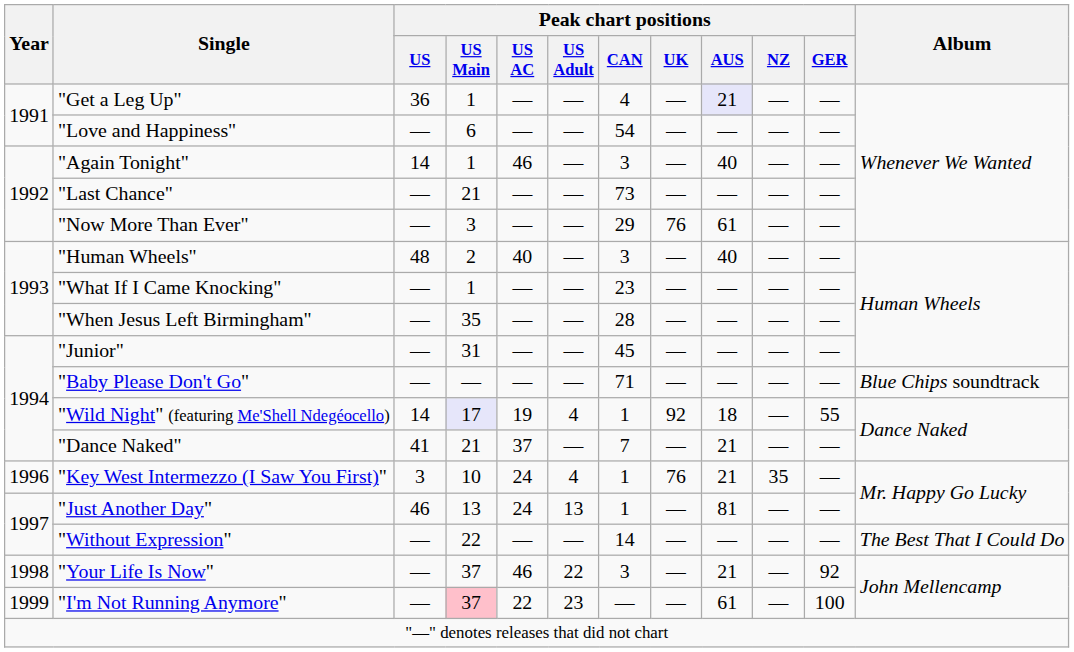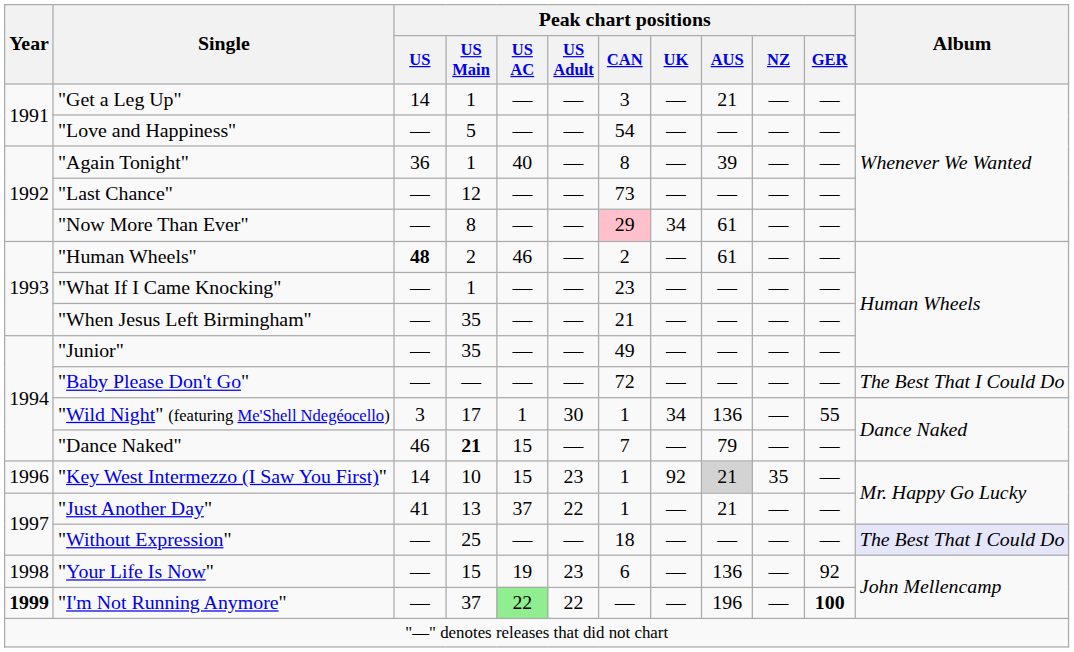(420, 99) 36 -> (420, 99) 14
(625, 99) 4 -> (625, 99) 3
(727, 99) lavender background -> (727, 99) no background
(471, 130) 6 -> (471, 130) 5
(420, 162) 14 -> (420, 162) 36
(522, 162) 46 -> (522, 162) 40
(625, 162) 3 -> (625, 162) 8
(727, 162) 40 -> (727, 162) 39
(471, 193) 21 -> (471, 193) 12
(471, 225) 3 -> (471, 225) 8
(625, 225) no background -> (625, 225) pink background
(676, 225) 76 -> (676, 225) 34
(420, 256) normal -> (420, 256) bold
(522, 256) 40 -> (522, 256) 46
(625, 256) 3 -> (625, 256) 2
(727, 256) 40 -> (727, 256) 61
(625, 319) 28 -> (625, 319) 21
(471, 350) 31 -> (471, 350) 35
(625, 350) 45 -> (625, 350) 49
(625, 382) 71 -> (625, 382) 72
(950, 382) Blue Chips soundtrack -> (962, 382) The Best That I Could Do
(420, 413) 14 -> (420, 413) 3
(471, 413) lavender background -> (471, 413) no background
(522, 413) 19 -> (522, 413) 1
(574, 413) 4 -> (574, 413) 30
(676, 413) 92 -> (676, 413) 34
(727, 413) 18 -> (727, 413) 136
(420, 445) 41 -> (420, 445) 46
(471, 445) normal -> (471, 445) bold
(522, 445) 37 -> (522, 445) 15
(727, 445) 21 -> (727, 445) 79
(420, 476) 3 -> (420, 476) 14
(522, 476) 24 -> (522, 476) 15
(574, 476) 4 -> (574, 476) 23
(676, 476) 76 -> (676, 476) 92
(727, 476) no background -> (727, 476) lightgrey background
(420, 508) 46 -> (420, 508) 41
(522, 508) 24 -> (522, 508) 37
(574, 508) 13 -> (574, 508) 22
(727, 508) 81 -> (727, 508) 21
(471, 539) 22 -> (471, 539) 25
(625, 539) 14 -> (625, 539) 18
(962, 539) no background -> (962, 539) lavender background
(471, 571) 37 -> (471, 571) 15
(522, 571) 46 -> (522, 571) 19
(574, 571) 22 -> (574, 571) 23
(625, 571) 3 -> (625, 571) 6
(727, 571) 21 -> (727, 571) 136
(29, 602) normal -> (29, 602) bold
(471, 602) pink background -> (471, 602) no background
(522, 602) no background -> (522, 602) lightgreen background
(574, 602) 23 -> (574, 602) 22
(727, 602) 61 -> (727, 602) 196
(830, 602) normal -> (830, 602) bold
